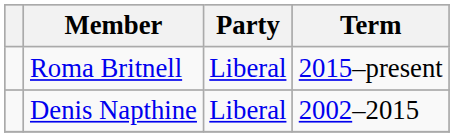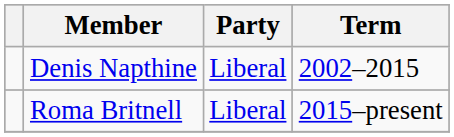rows swapped: (113, 110) <-> (106, 68)
